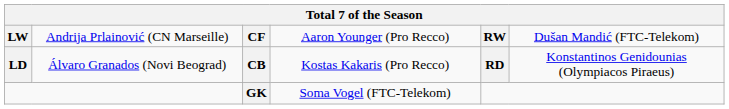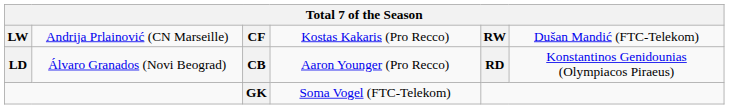(375, 36) Aaron Younger (Pro Recco) -> (375, 36) Kostas Kakaris (Pro Recco)
(375, 64) Kostas Kakaris (Pro Recco) -> (375, 64) Aaron Younger (Pro Recco)
